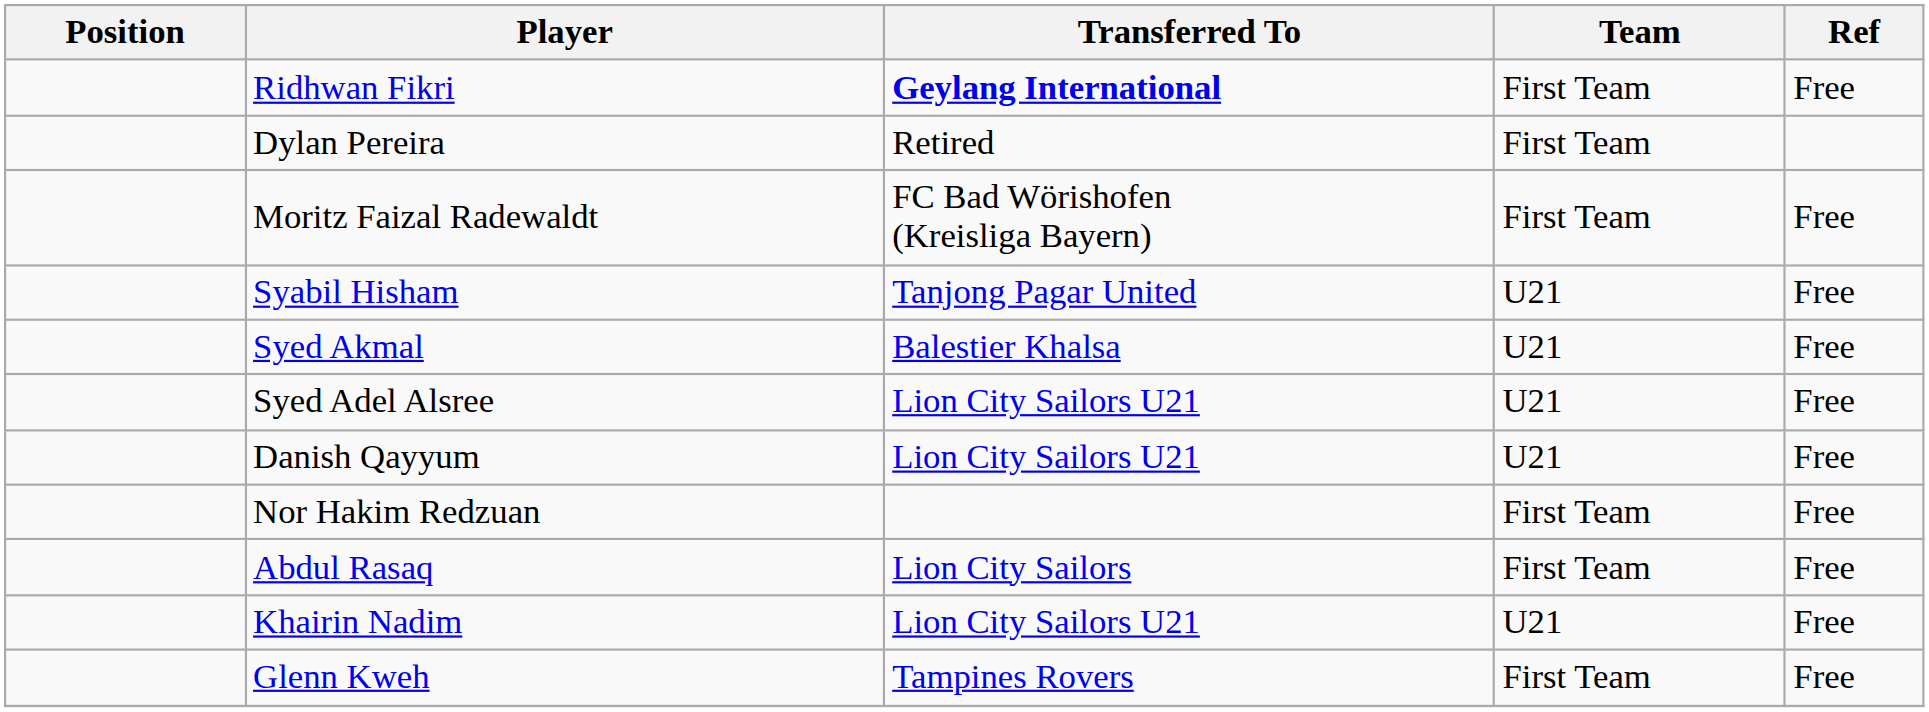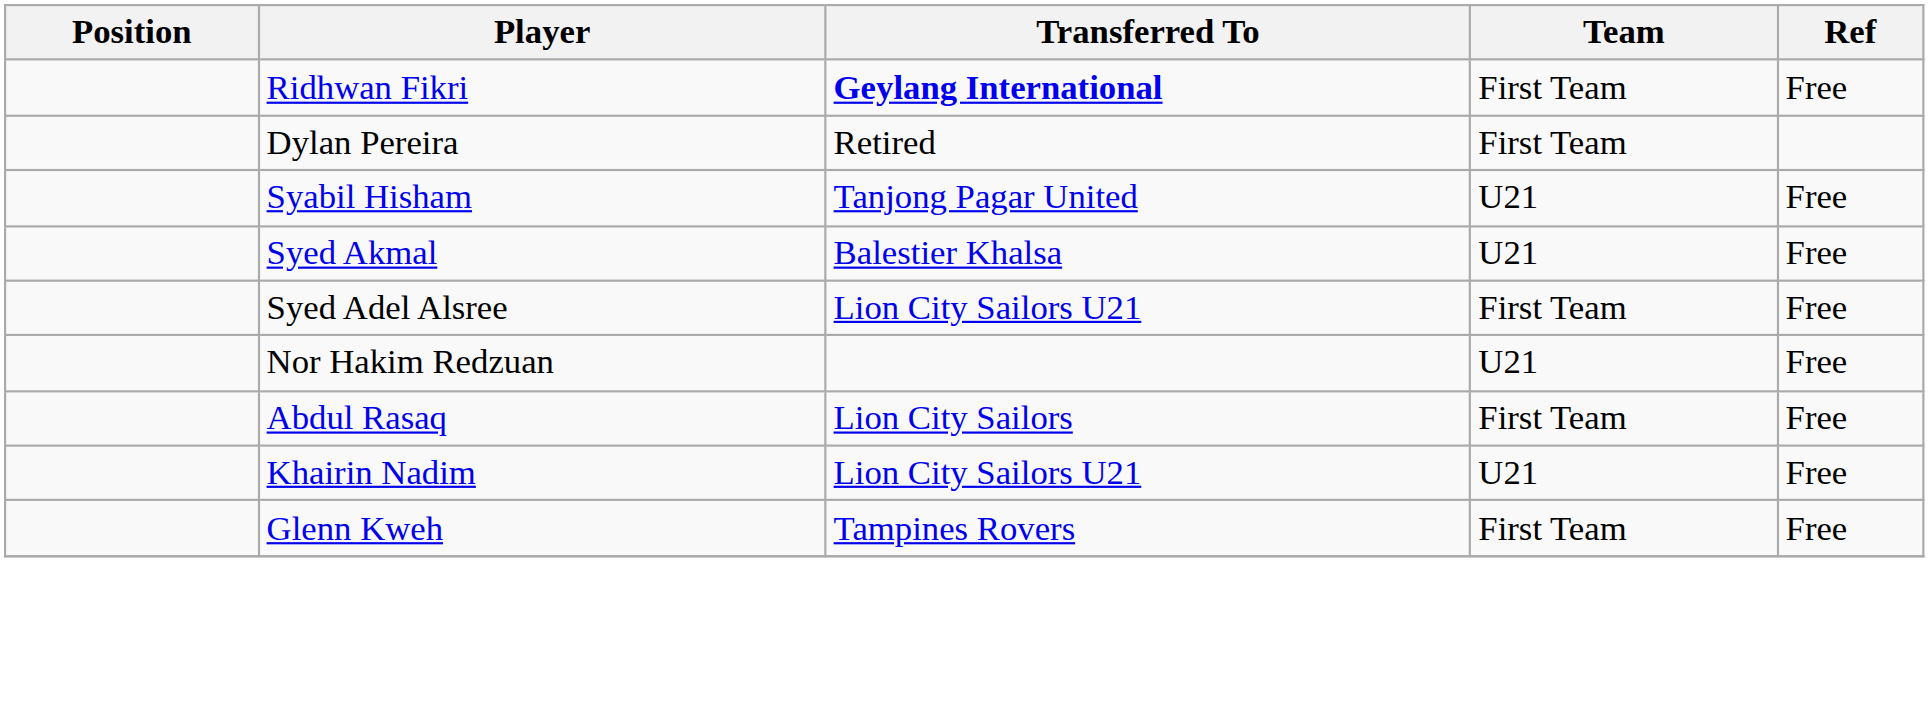- row: (426, 216)
(1532, 401) U21 -> (1553, 307) First Team
- row: (366, 456)
(1577, 511) First Team -> (1508, 362) U21
